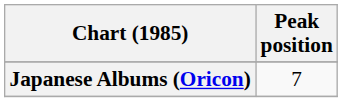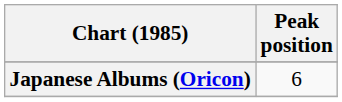(297, 79) 7 -> (297, 79) 6
